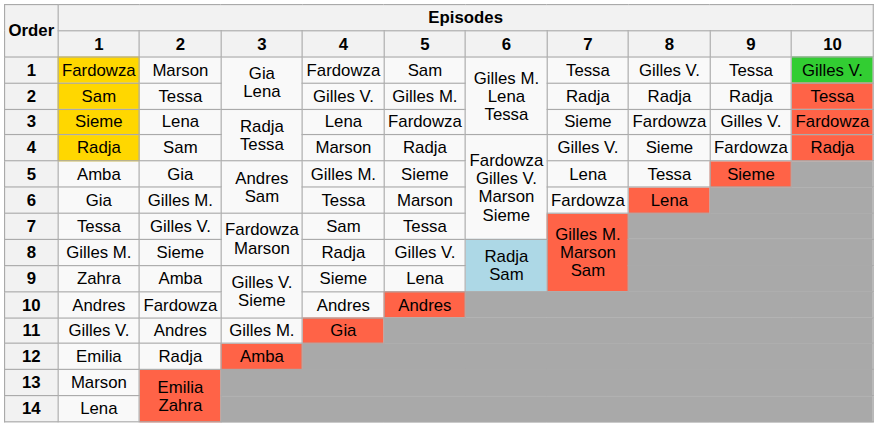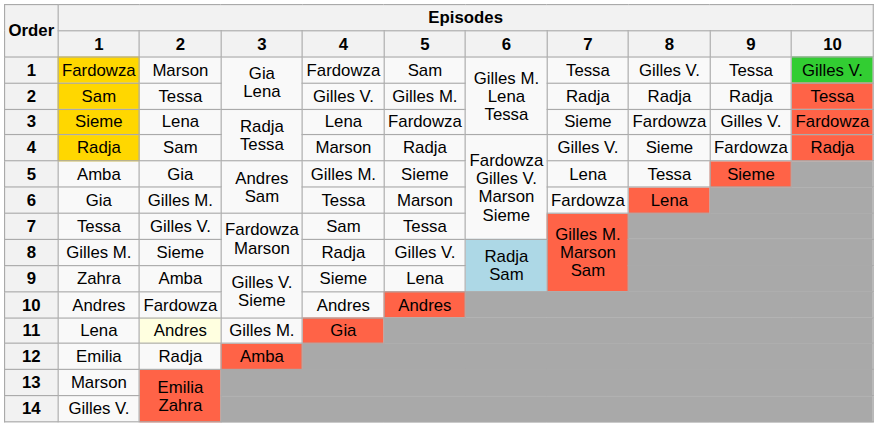(99, 330) Gilles V. -> (99, 330) Lena
(180, 330) no background -> (180, 330) lightyellow background
(99, 408) Lena -> (99, 408) Gilles V.
